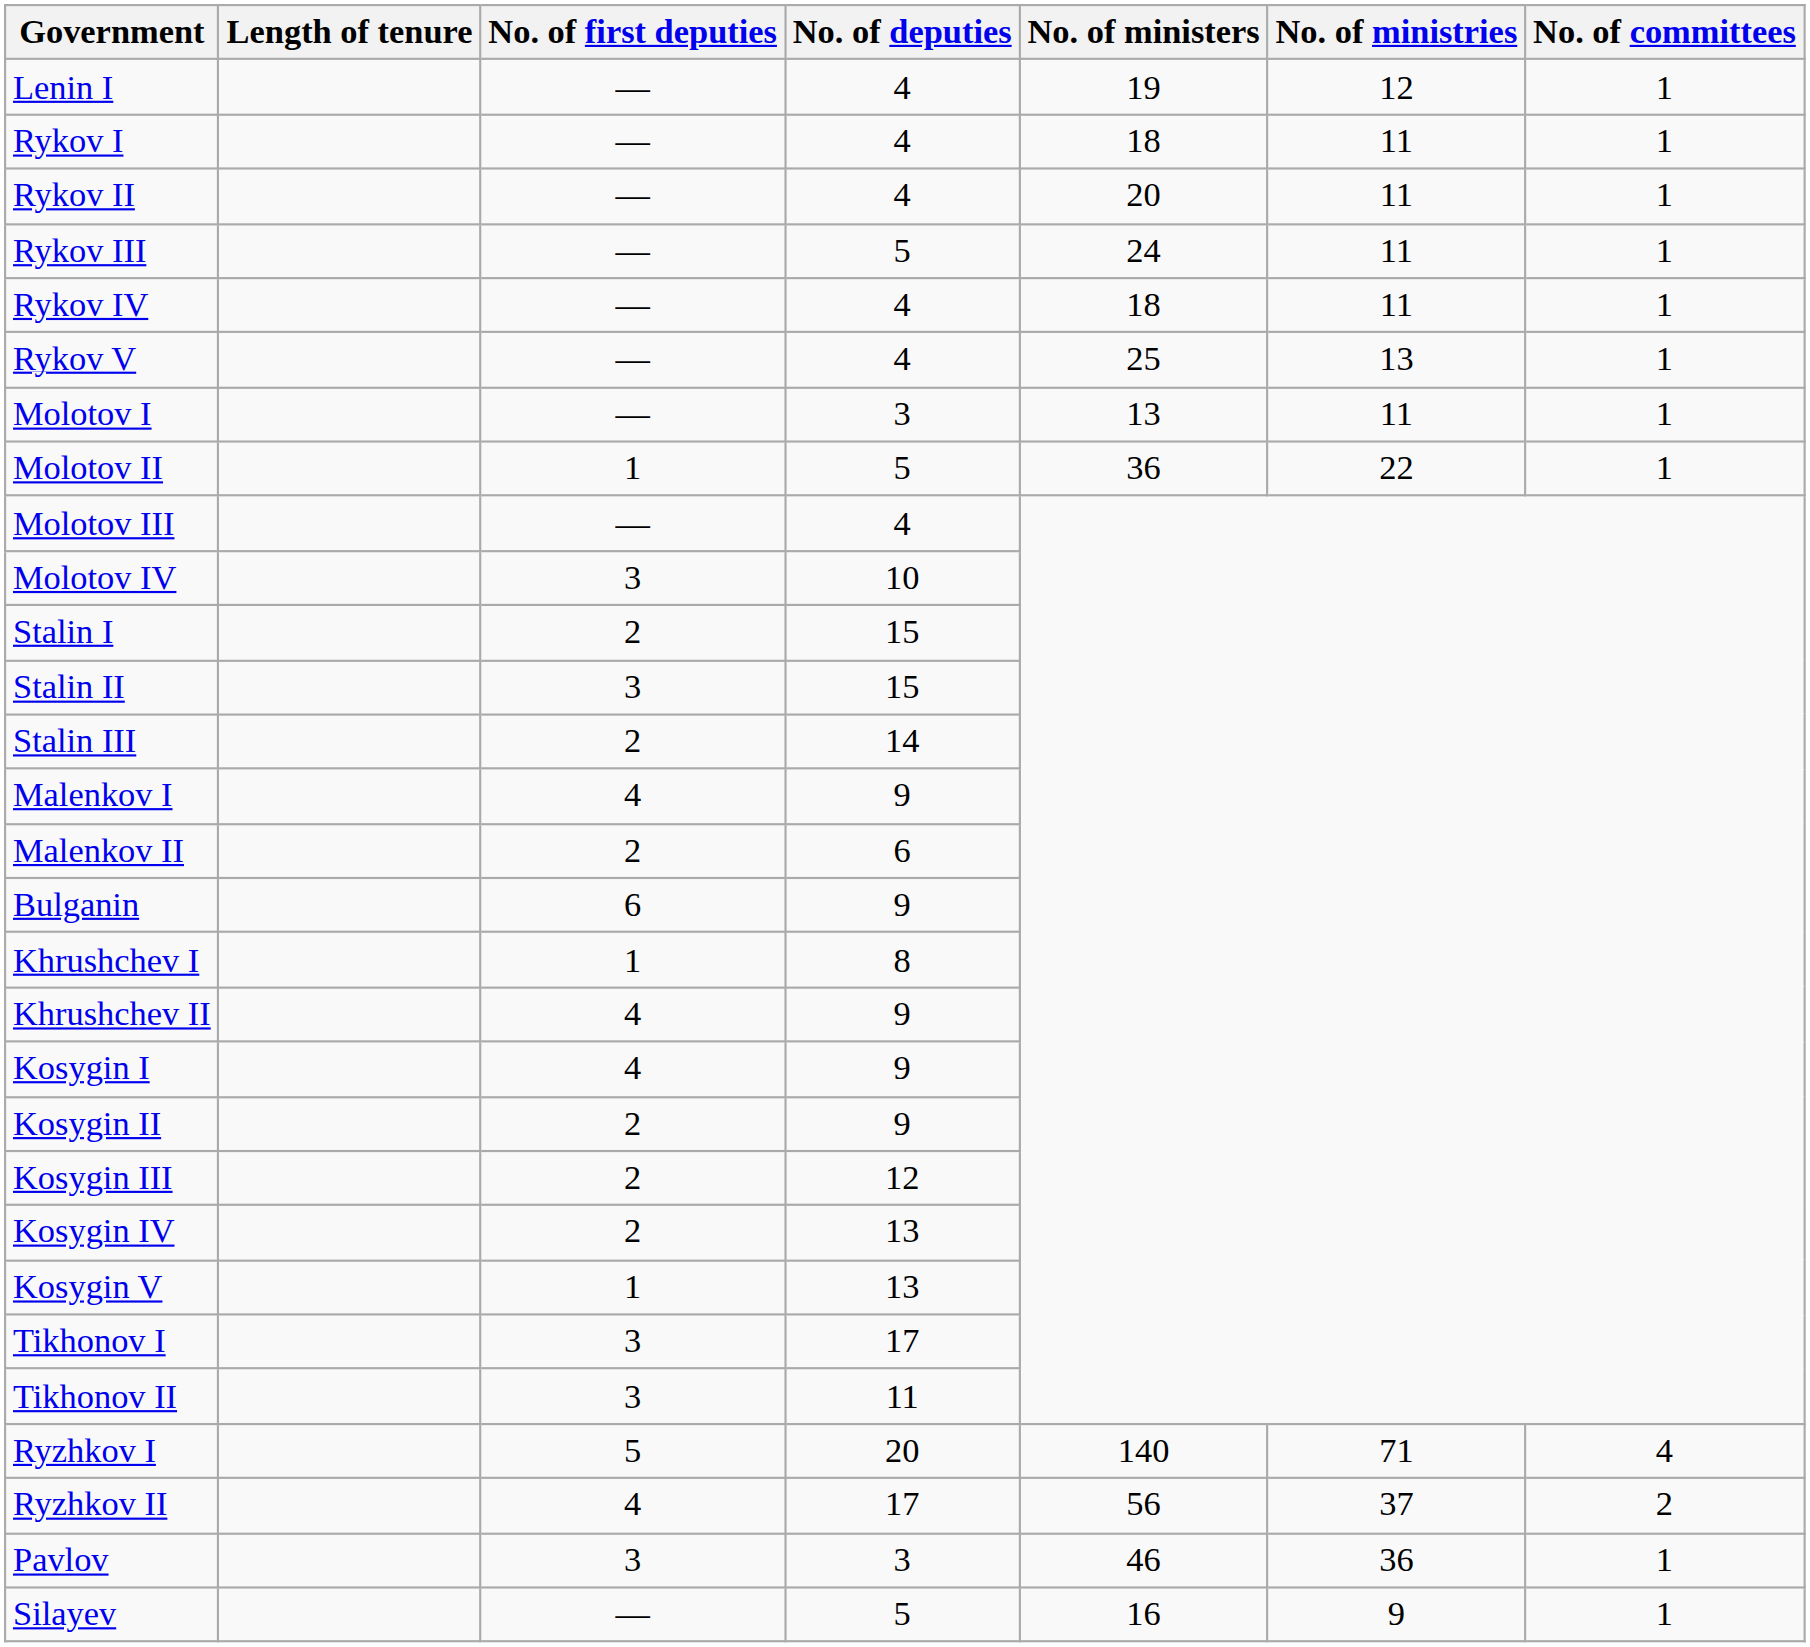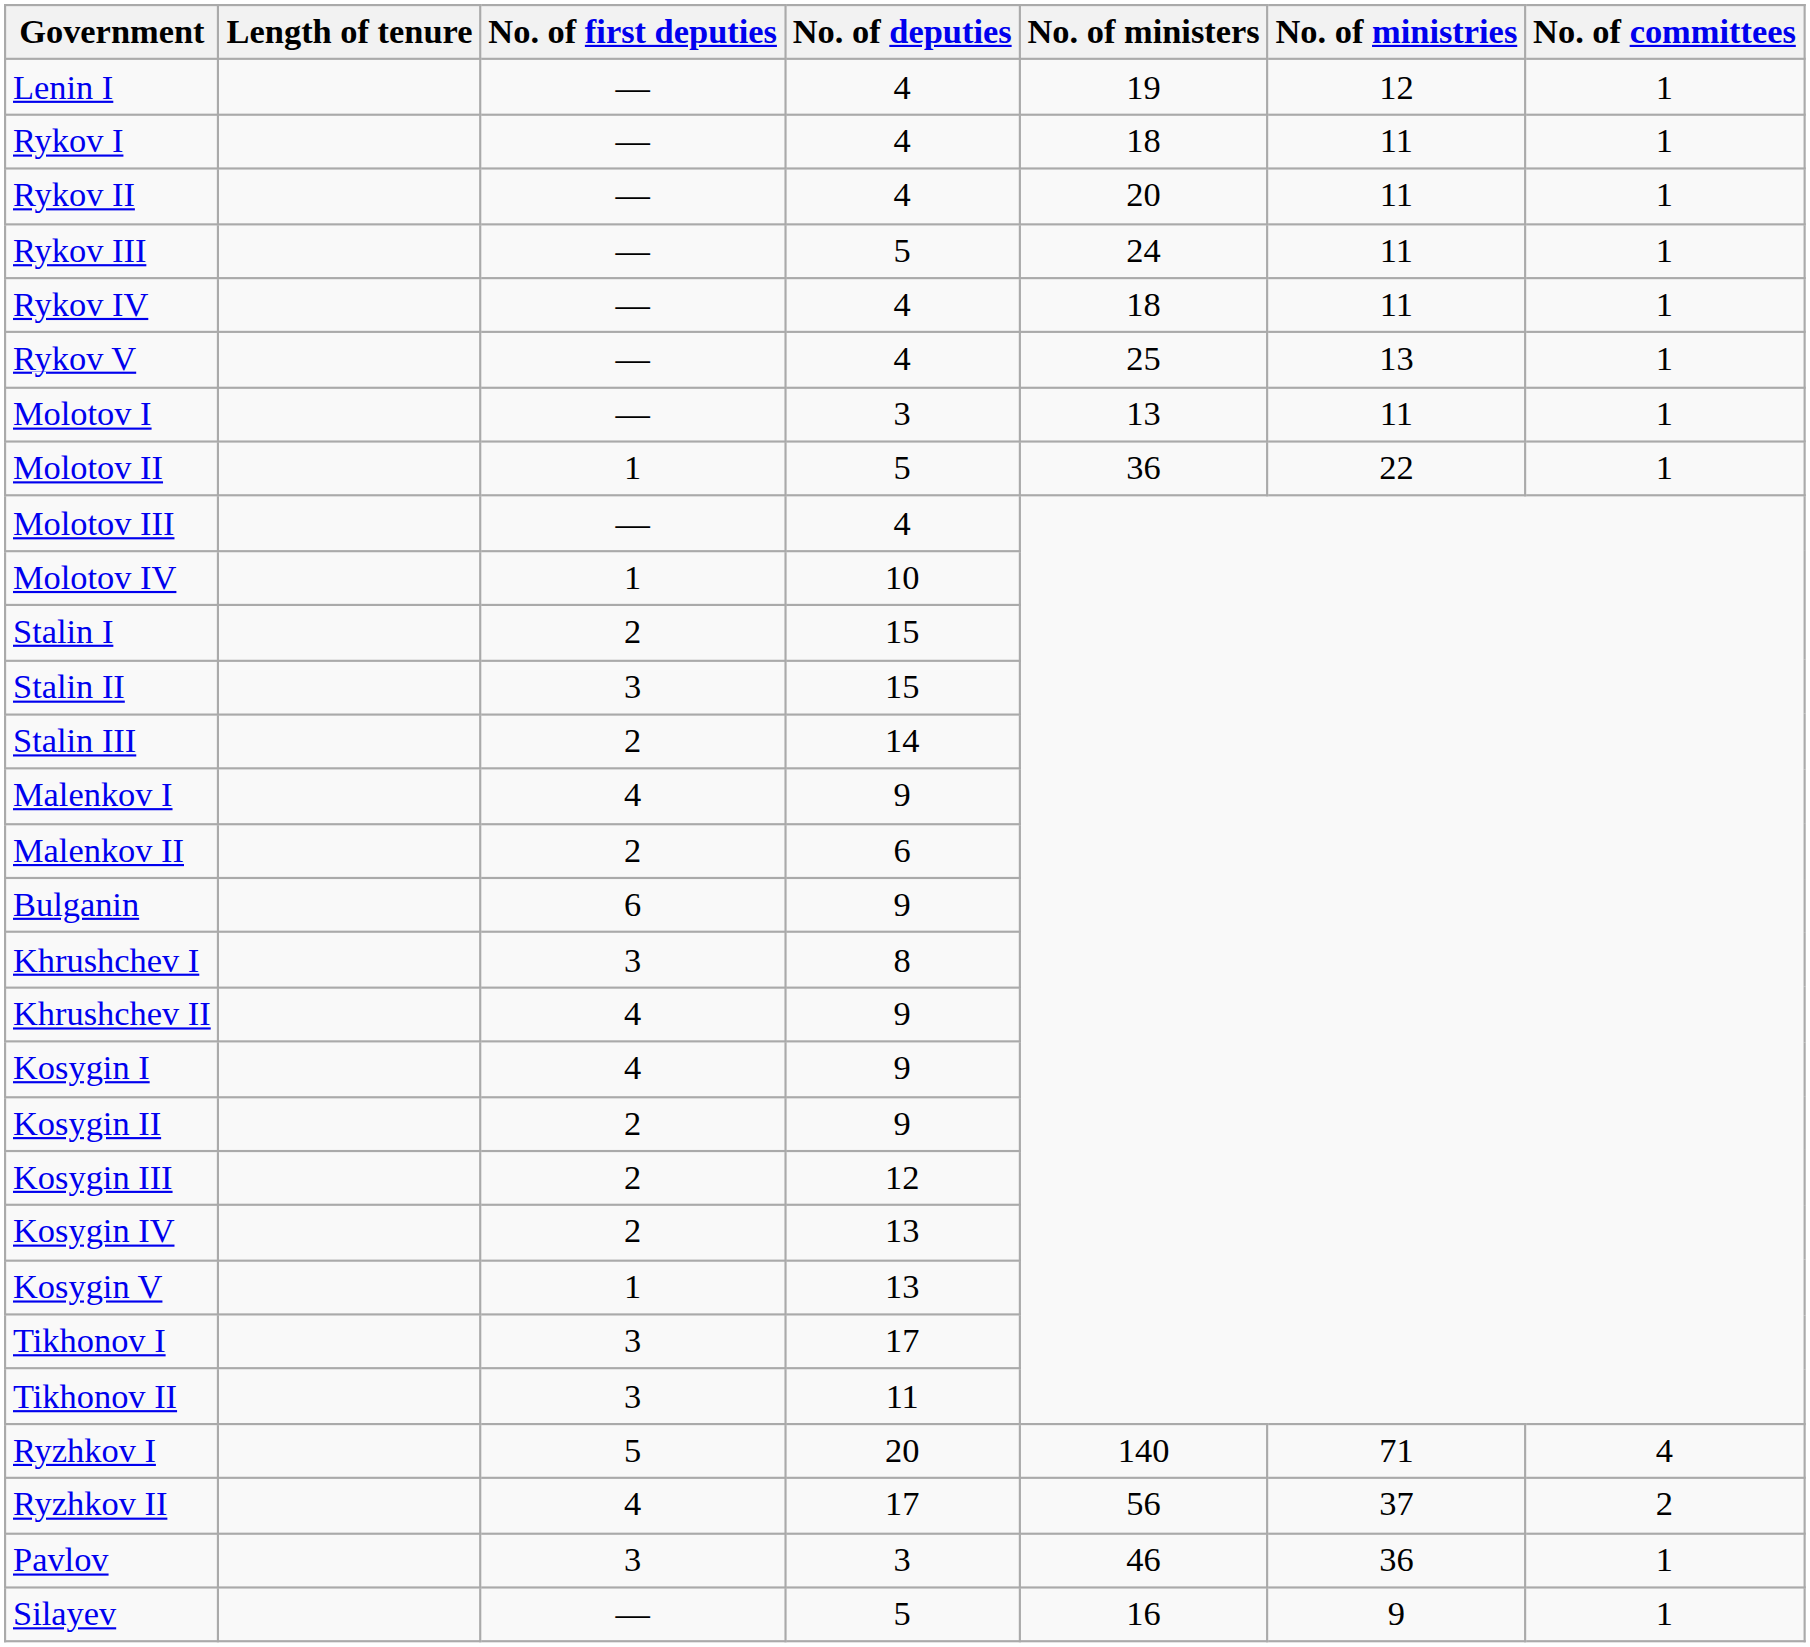(633, 577) 3 -> (633, 577) 1
(633, 959) 1 -> (633, 959) 3
